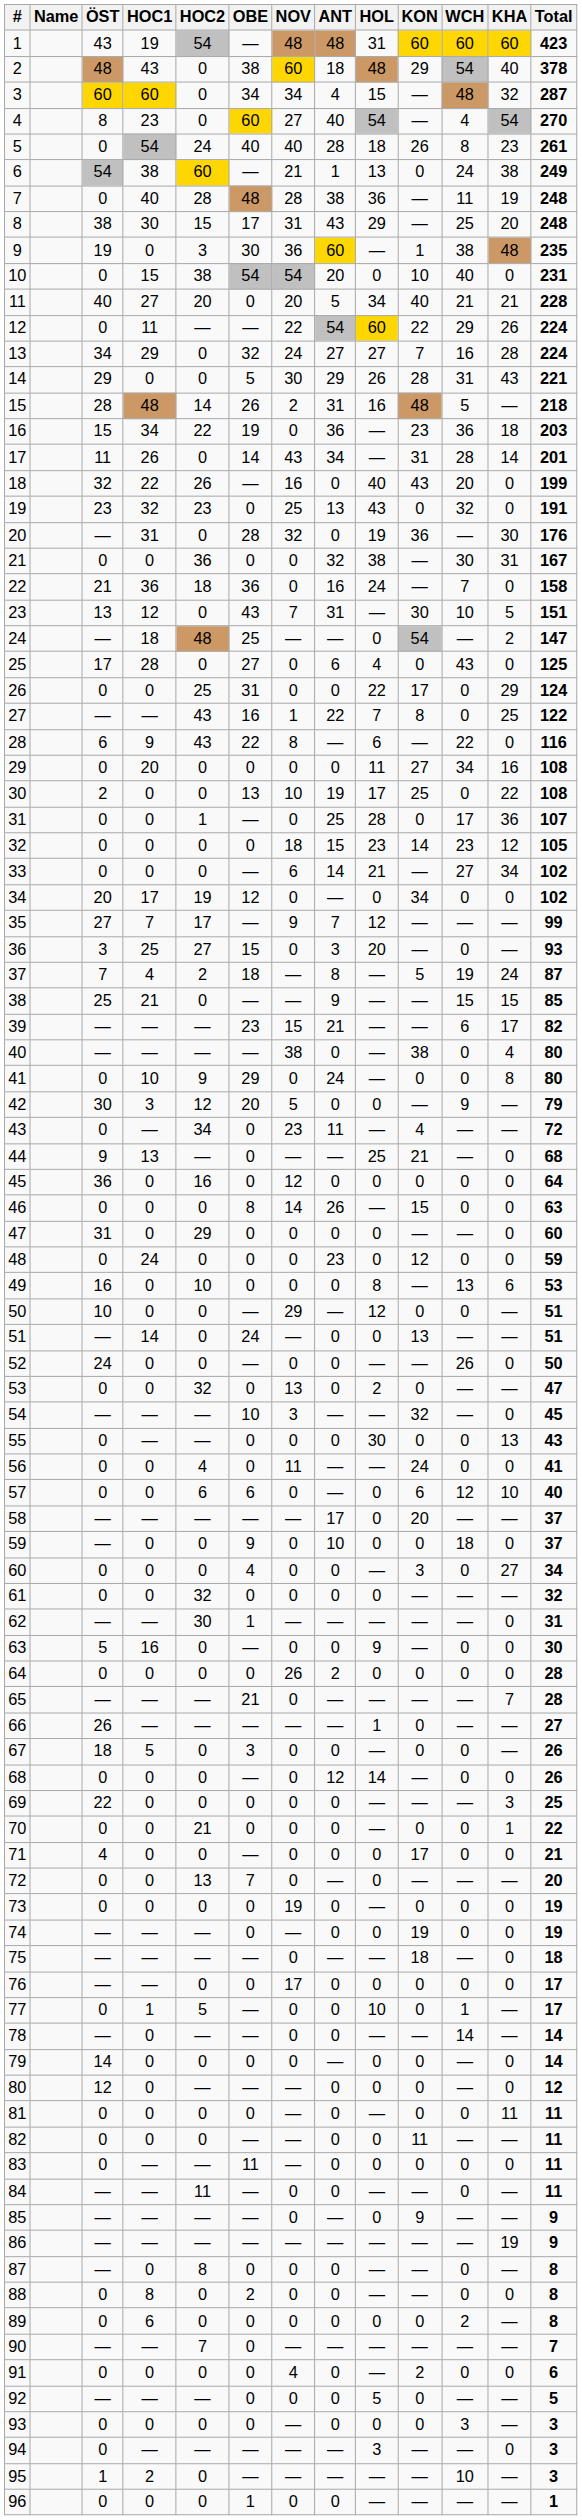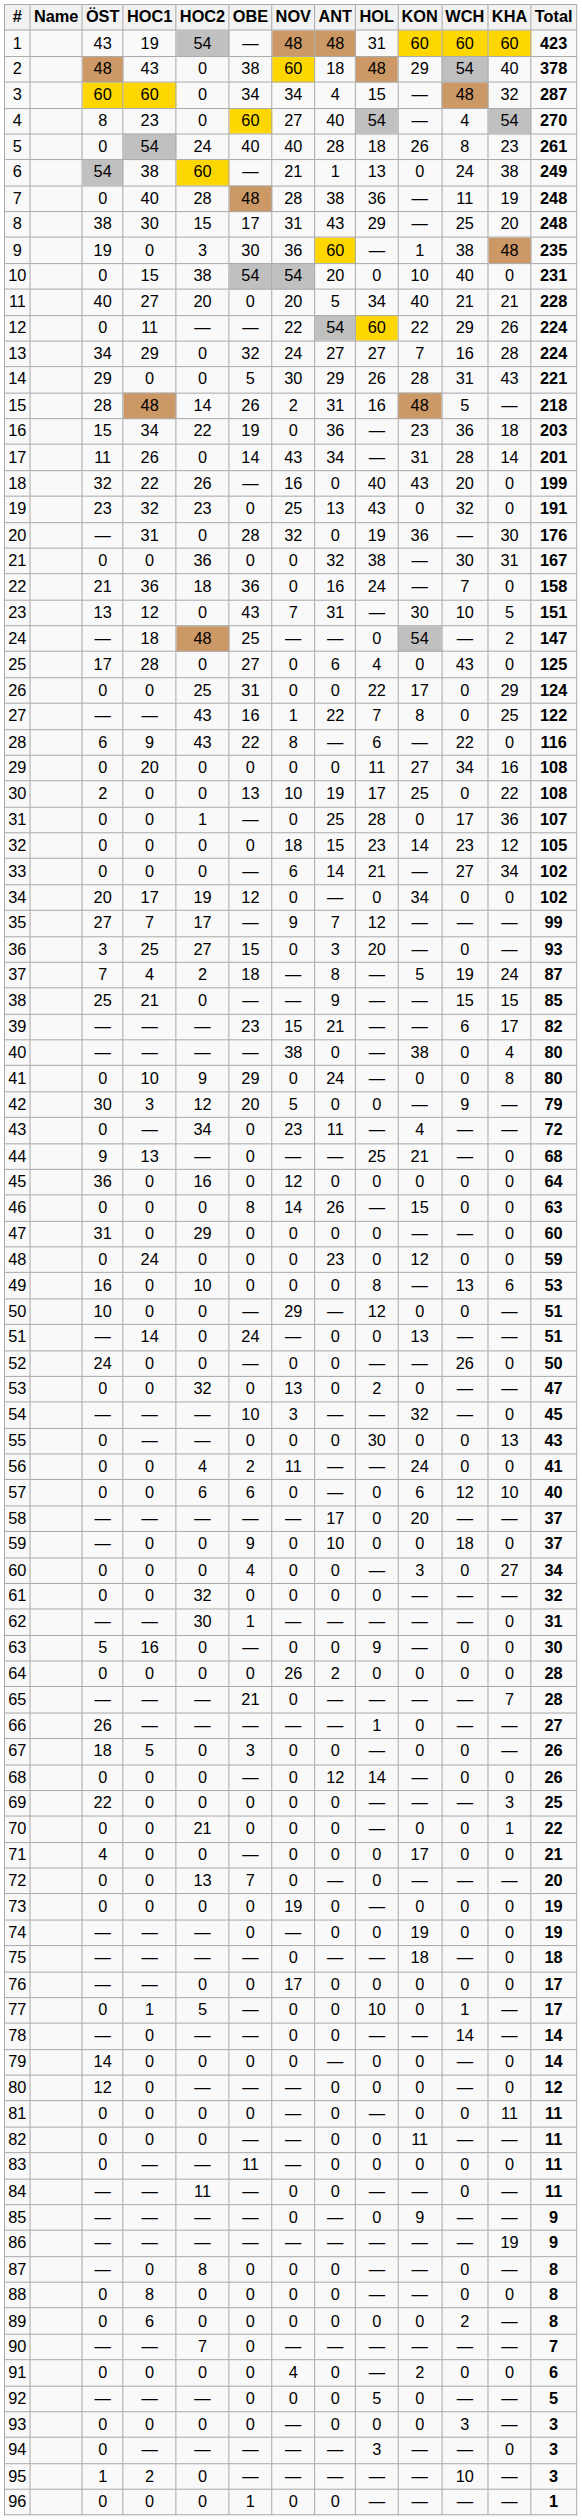(250, 1466) 0 -> (250, 1466) 2
(250, 2295) 2 -> (250, 2295) 0
